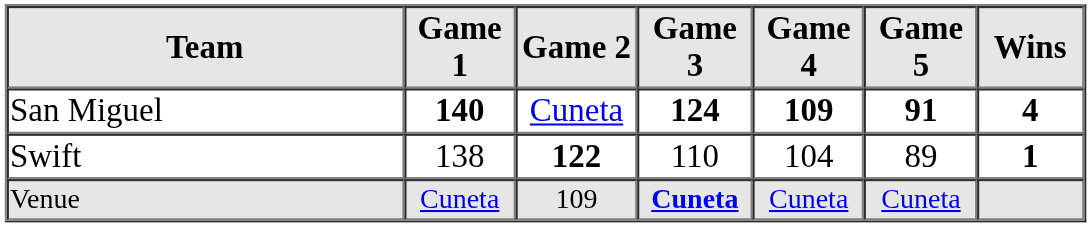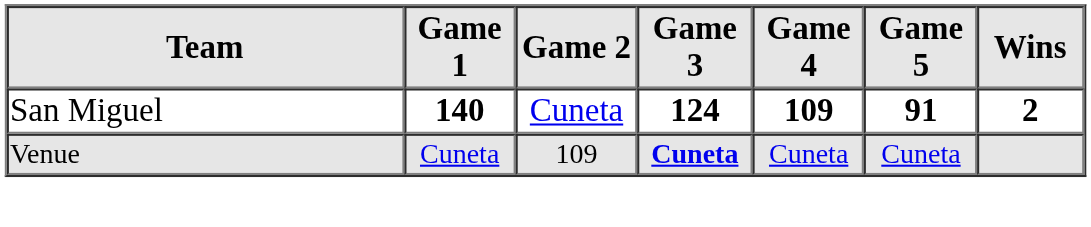(1030, 110) 4 -> (1030, 110) 2
- row: (46, 155)
